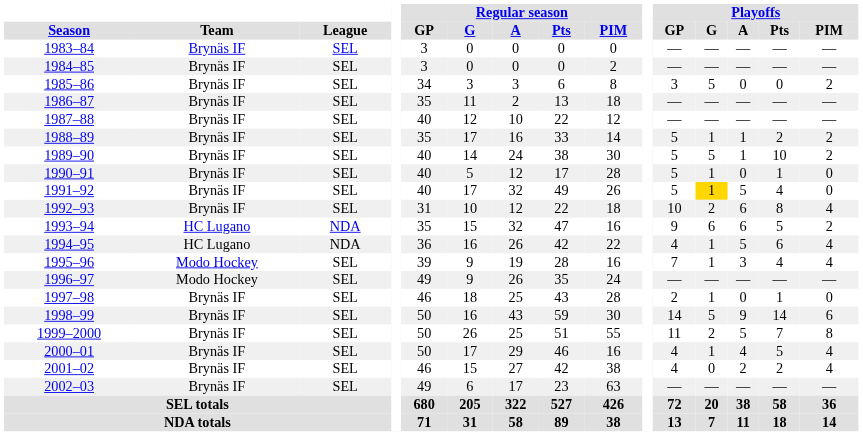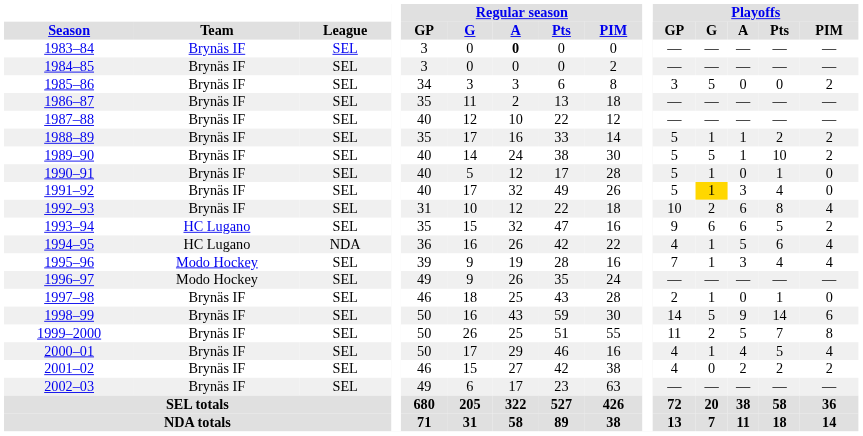(516, 48) normal -> (516, 48) bold
(743, 190) 5 -> (743, 190) 3
(345, 226) NDA -> (345, 226) SEL
(829, 368) 4 -> (829, 368) 2
